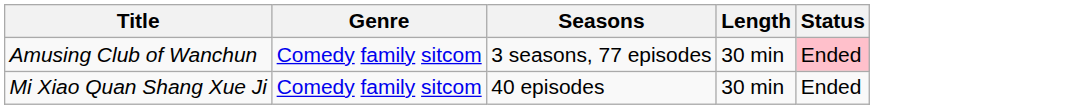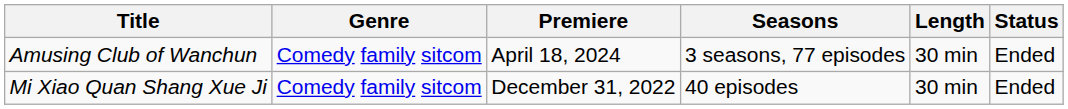+ column: (583, 21)
(831, 54) pink background -> (1025, 54) no background
